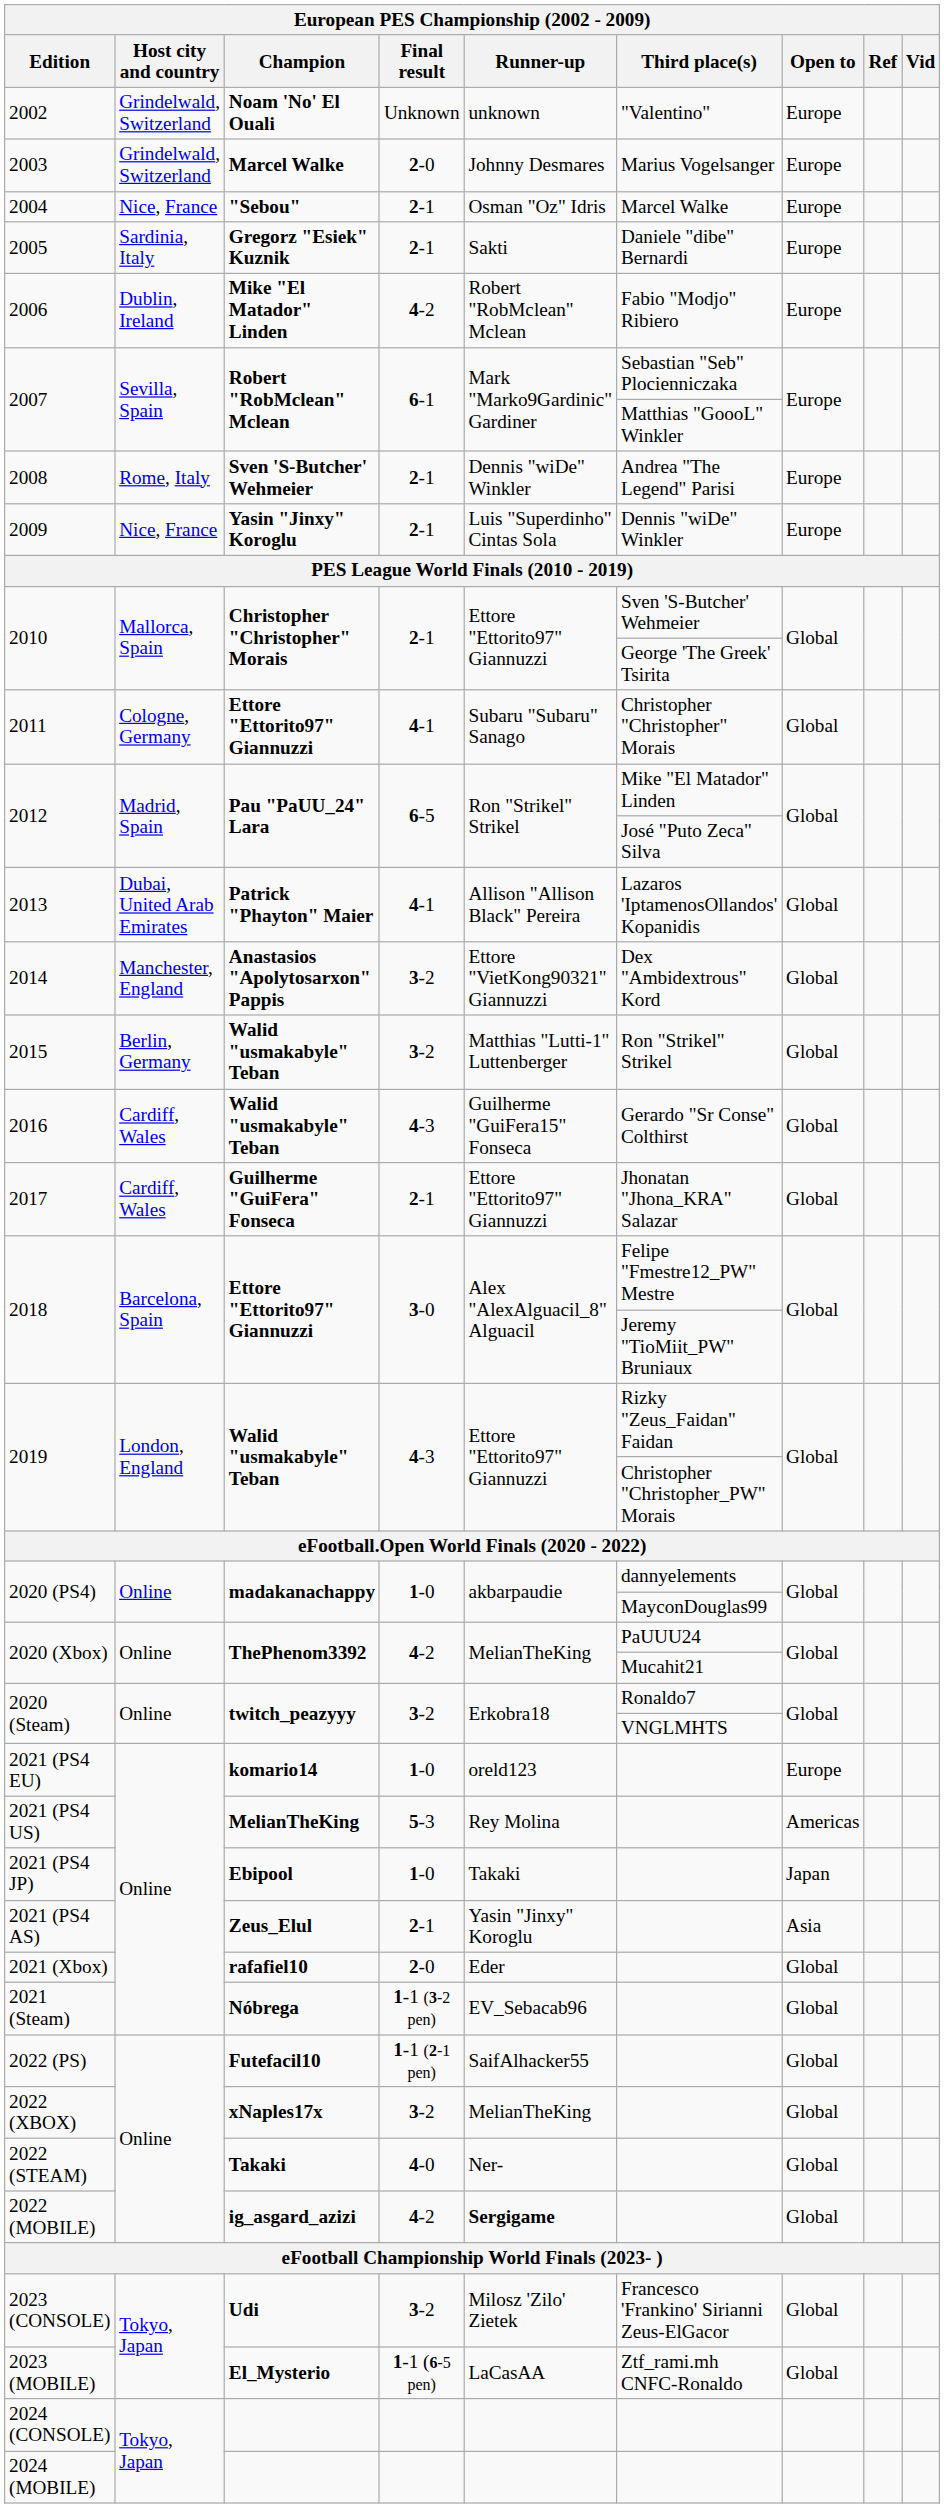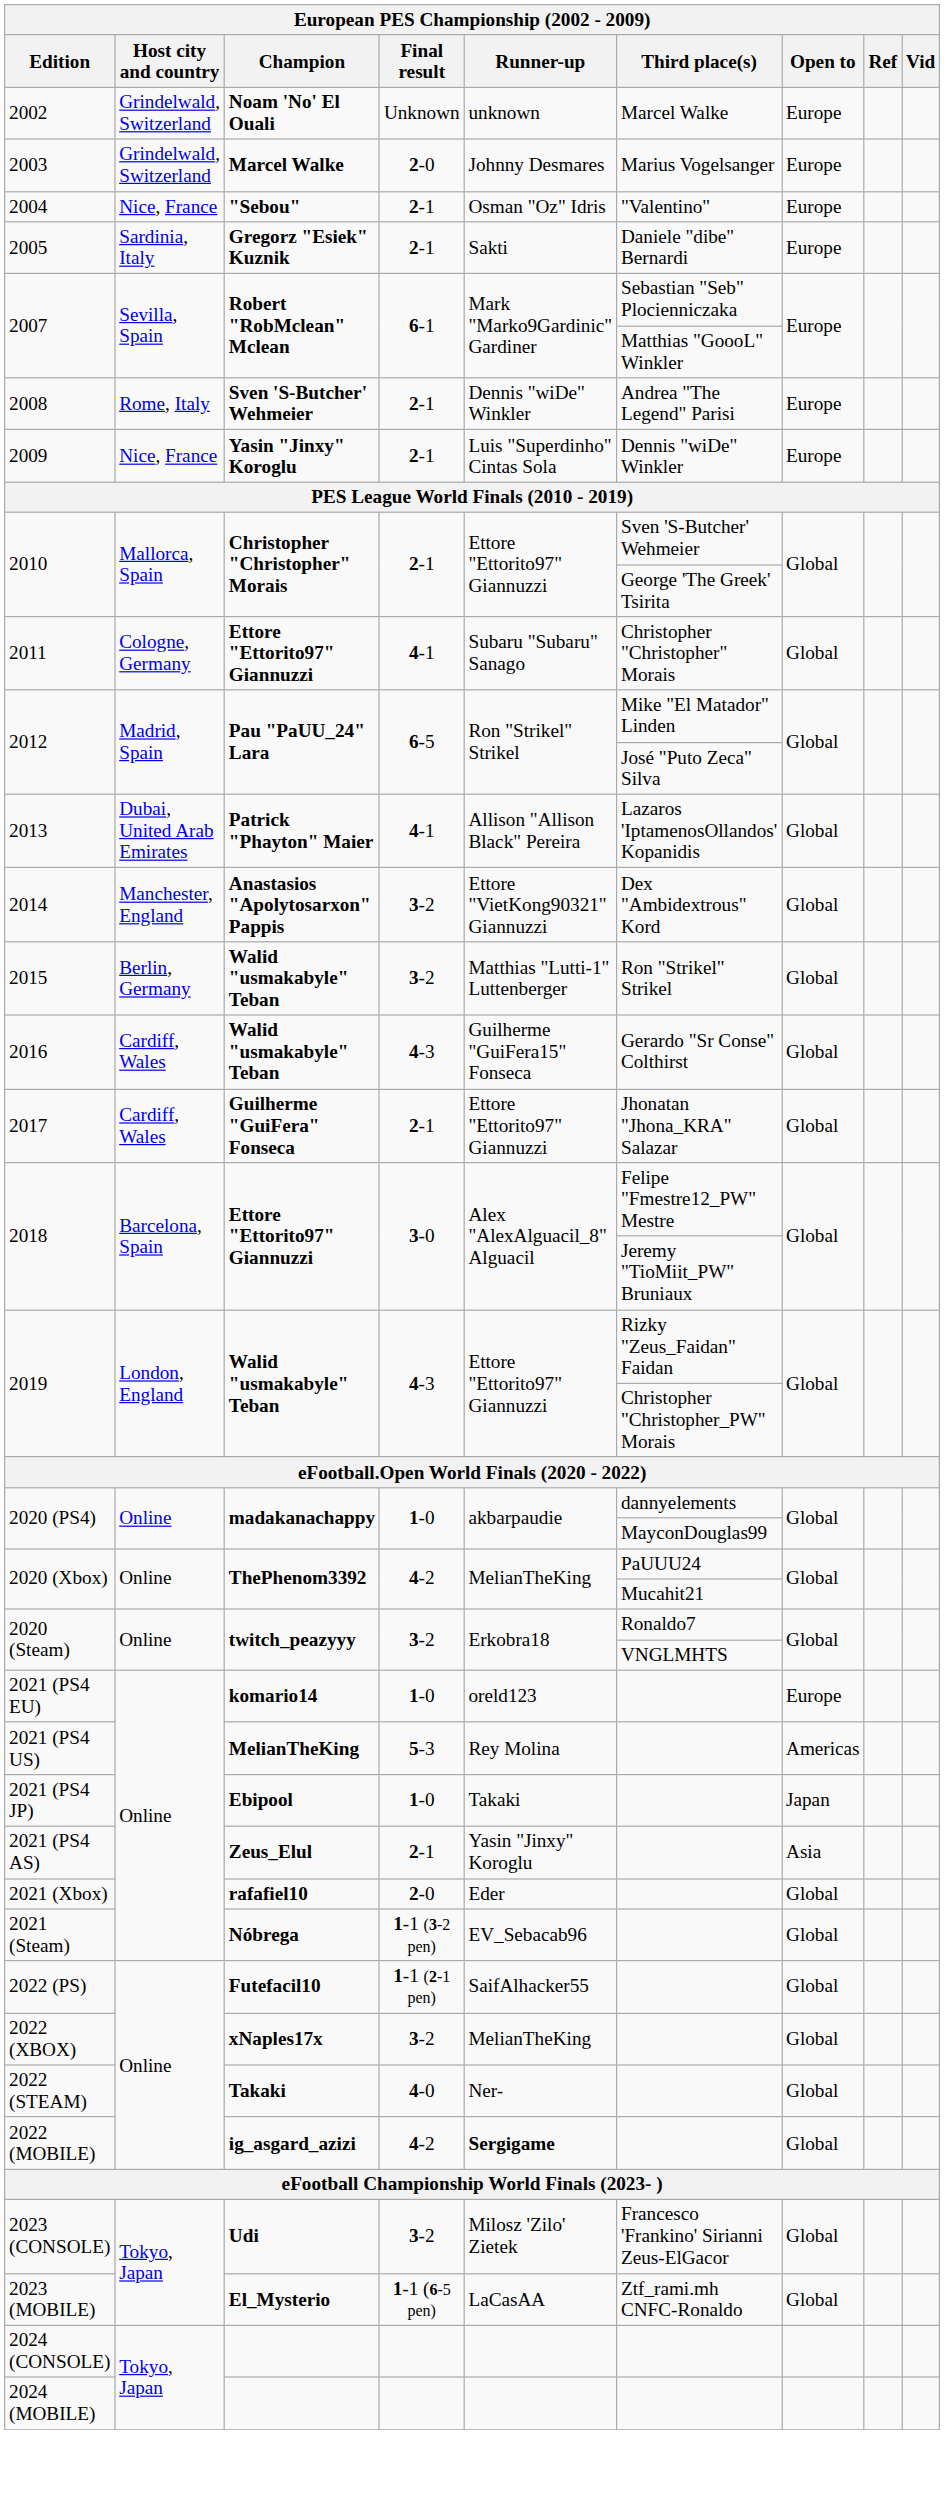(666, 113) "Valentino" -> (675, 113) Marcel Walke
(675, 206) Marcel Walke -> (666, 206) "Valentino"
- row: (28, 310)
